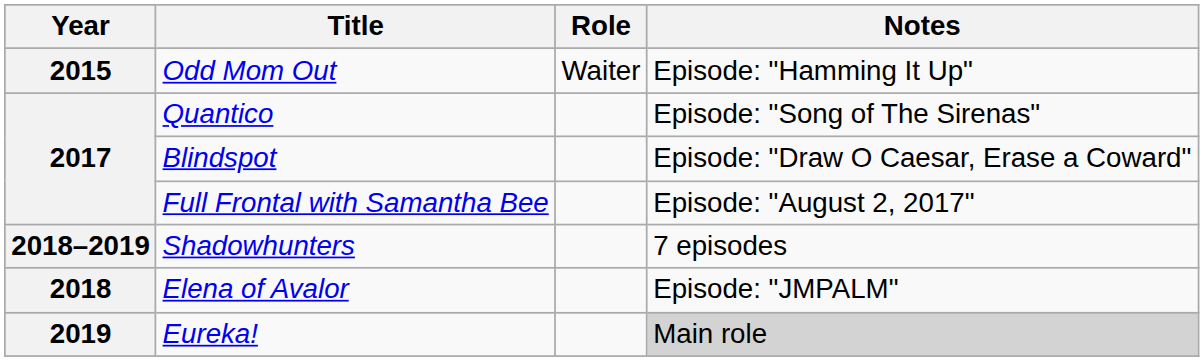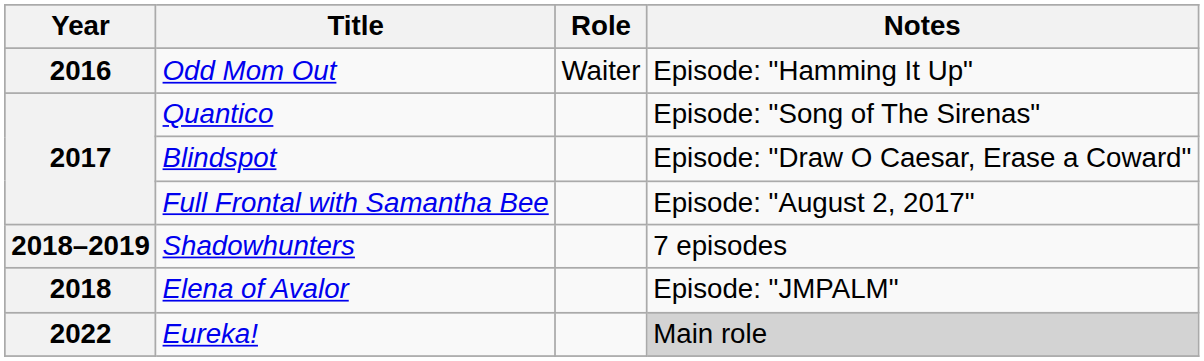(81, 70) 2015 -> (81, 70) 2016
(81, 333) 2019 -> (81, 333) 2022
